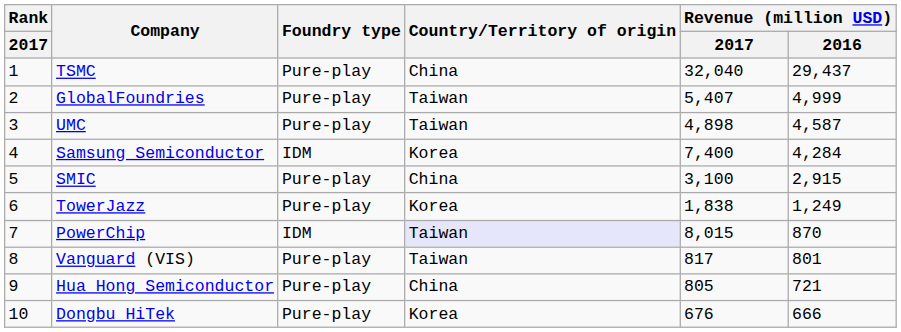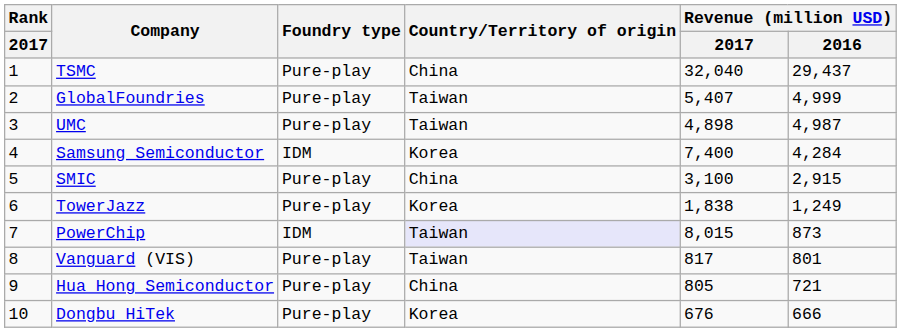(817, 126) 4,587 -> (817, 126) 4,987
(807, 233) 870 -> (807, 233) 873
